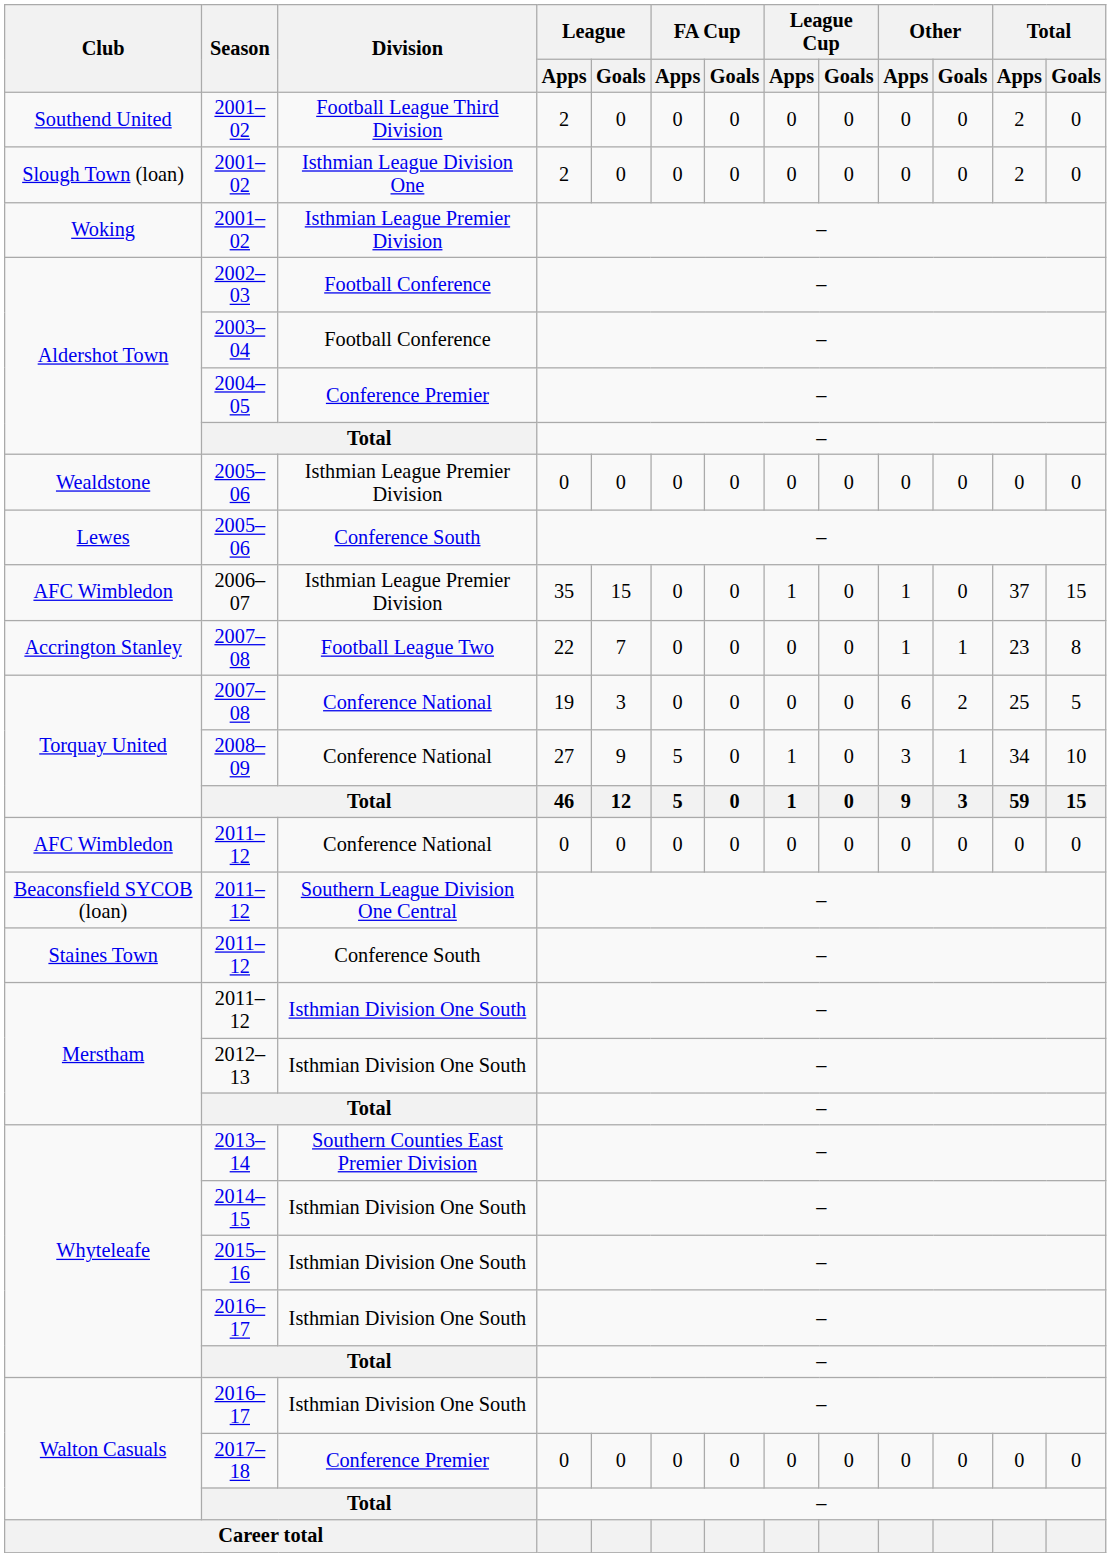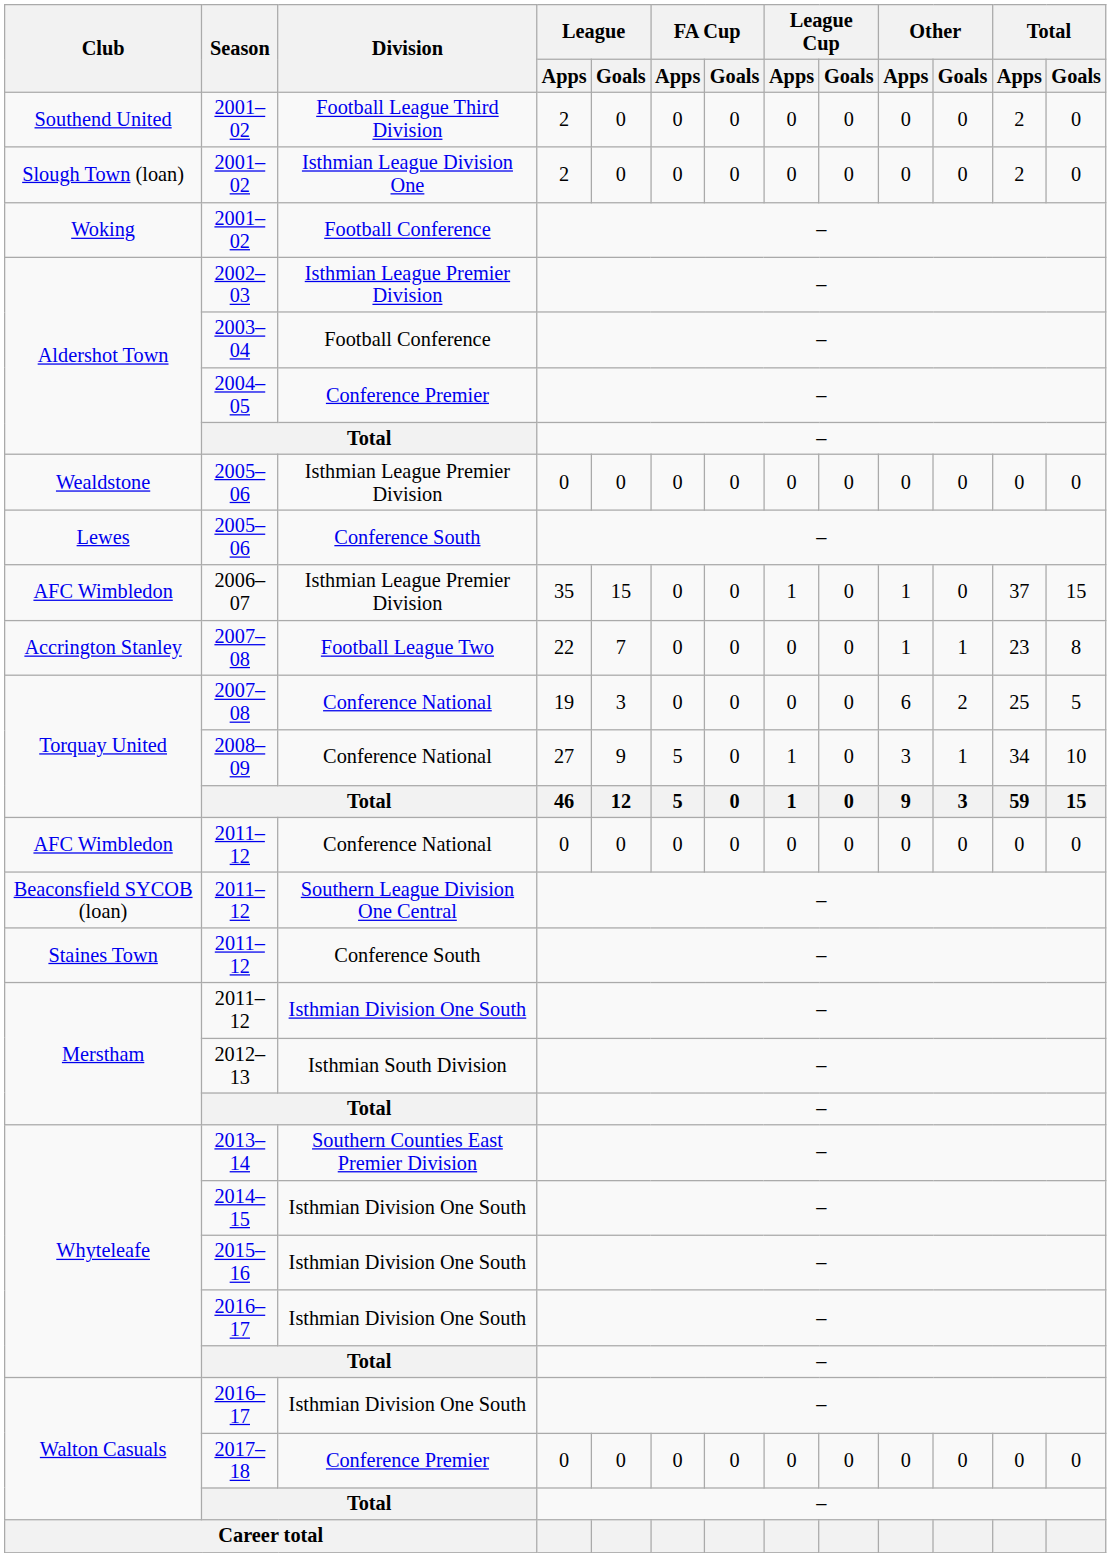(407, 229) Isthmian League Premier Division -> (407, 229) Football Conference
(407, 284) Football Conference -> (407, 284) Isthmian League Premier Division
(407, 1065) Isthmian Division One South -> (407, 1065) Isthmian South Division
